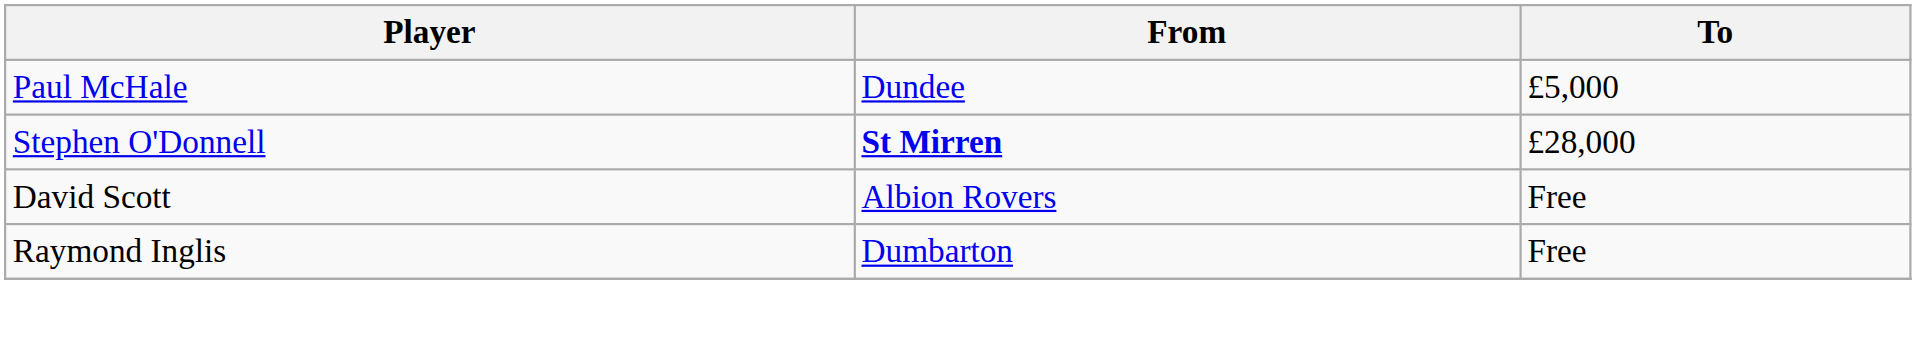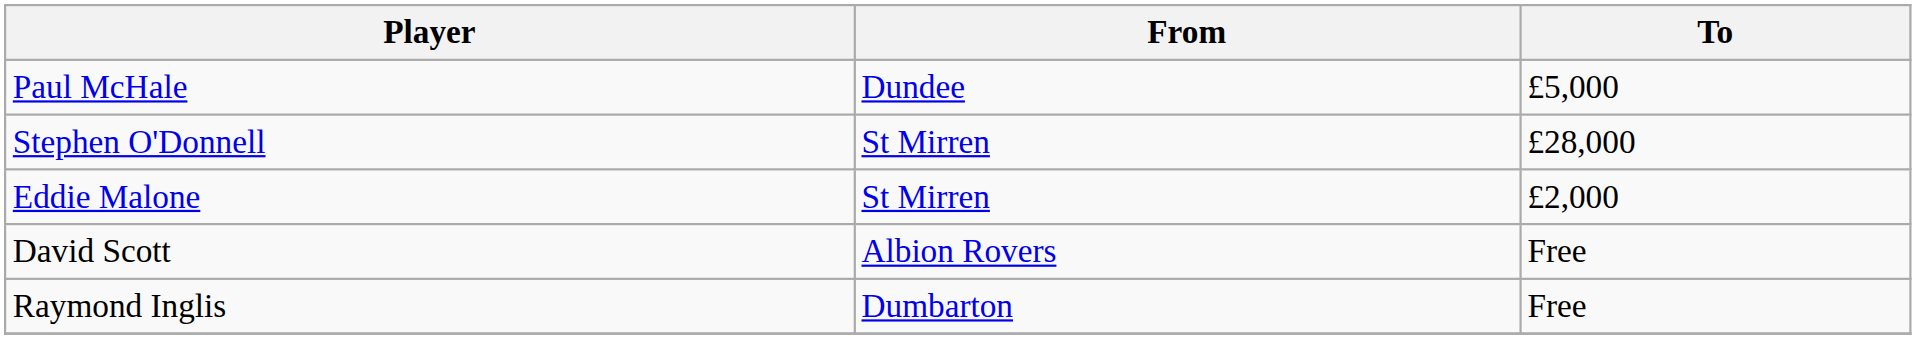(932, 141) bold -> (926, 141) normal
+ row: (107, 196)
